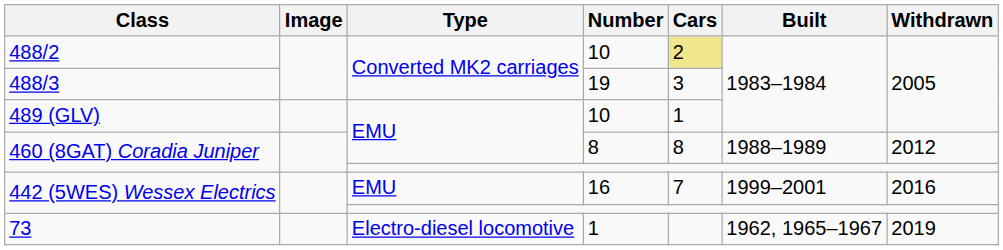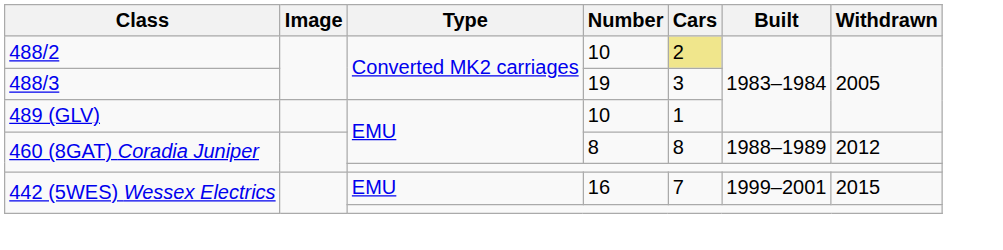(914, 188) 2016 -> (858, 188) 2015
- row: (20, 229)
